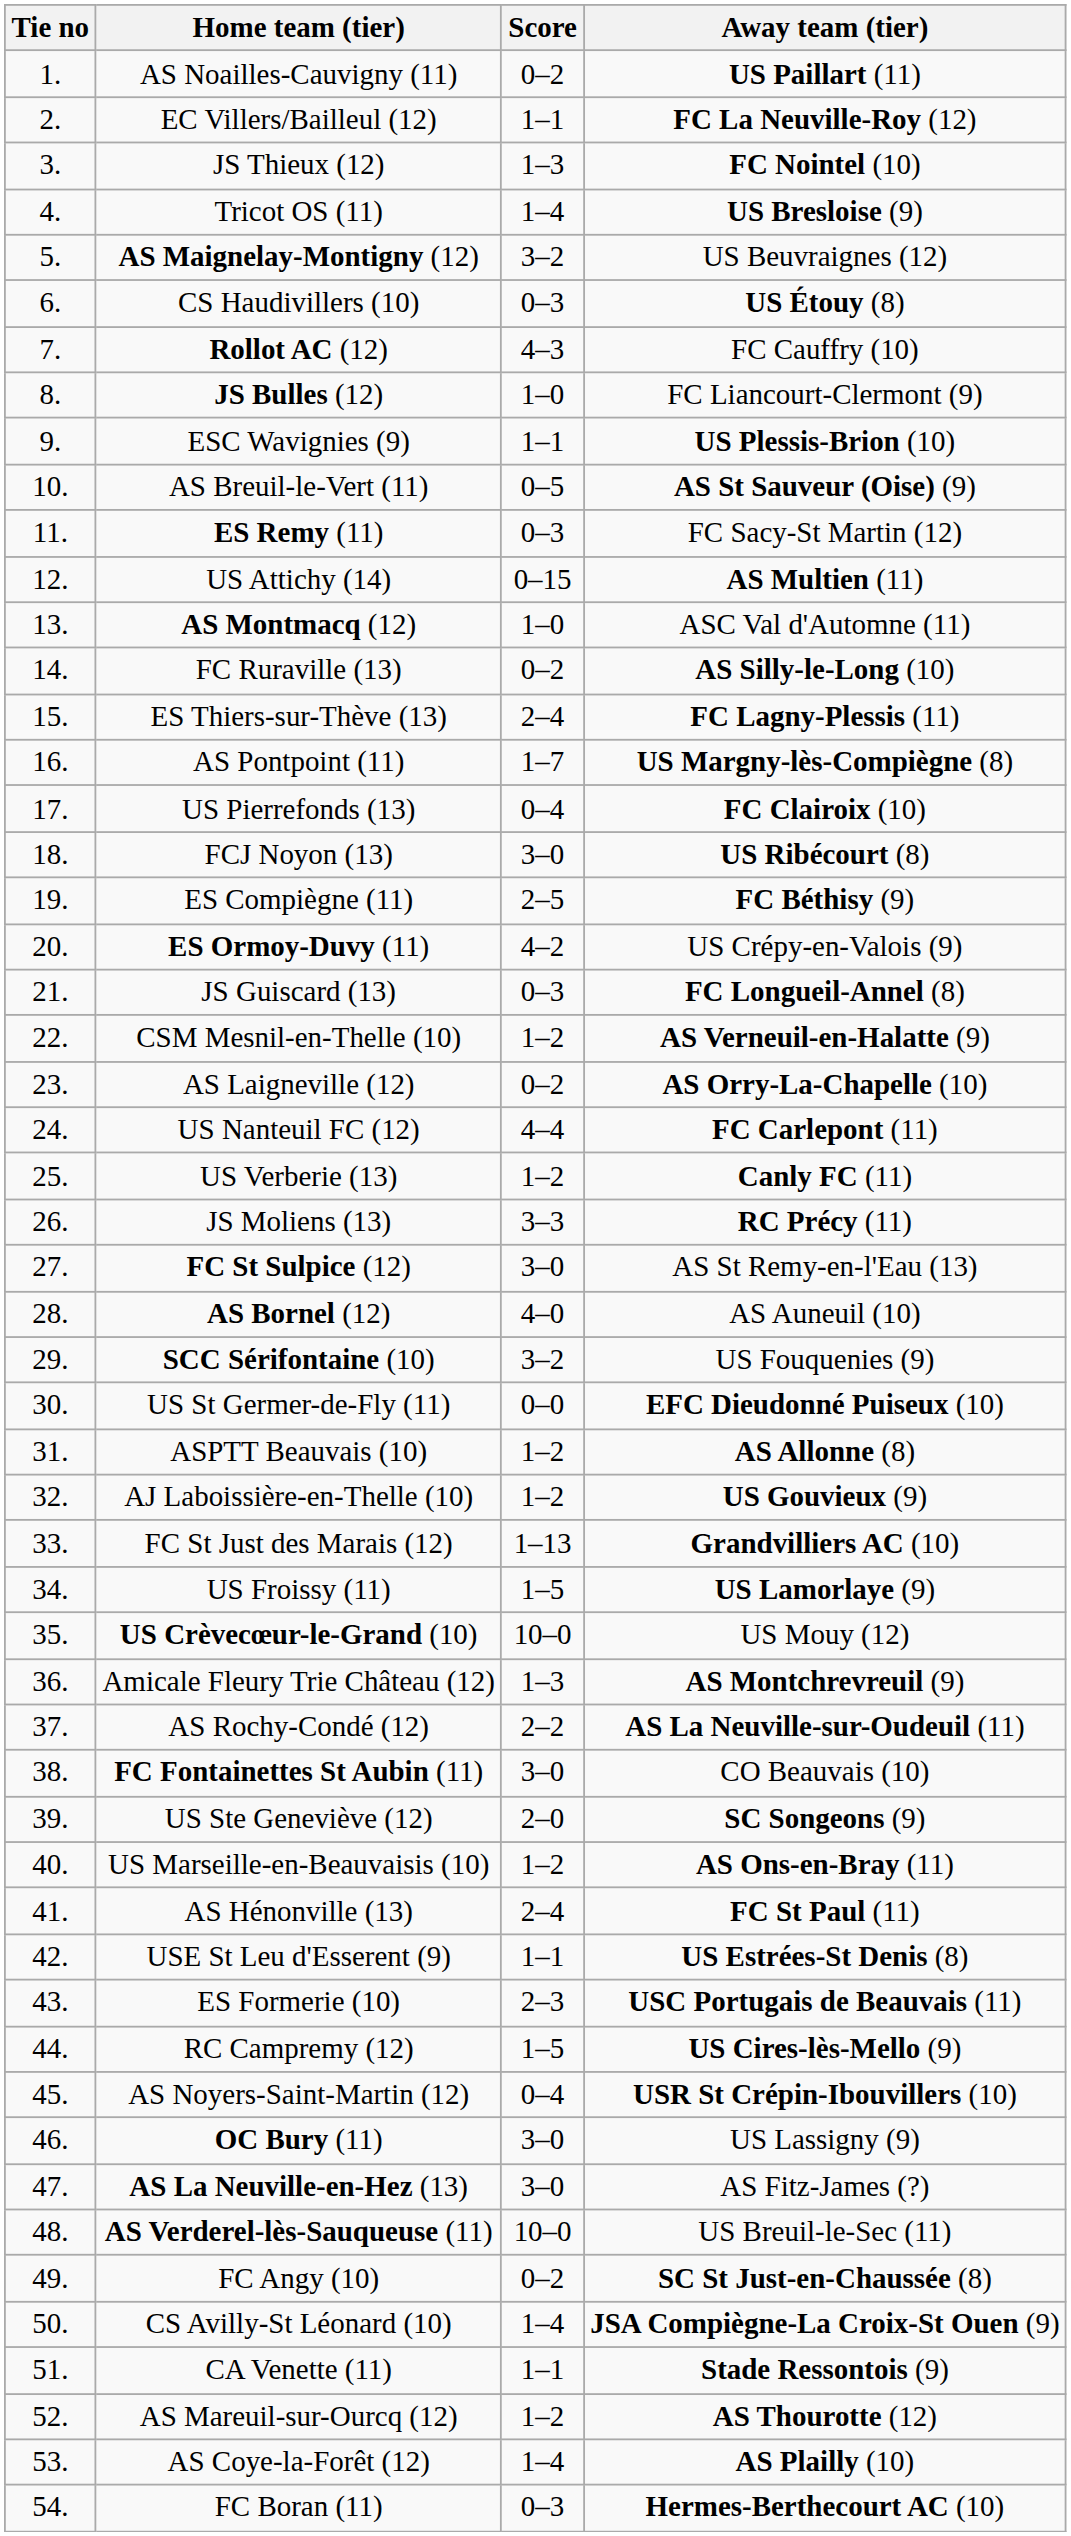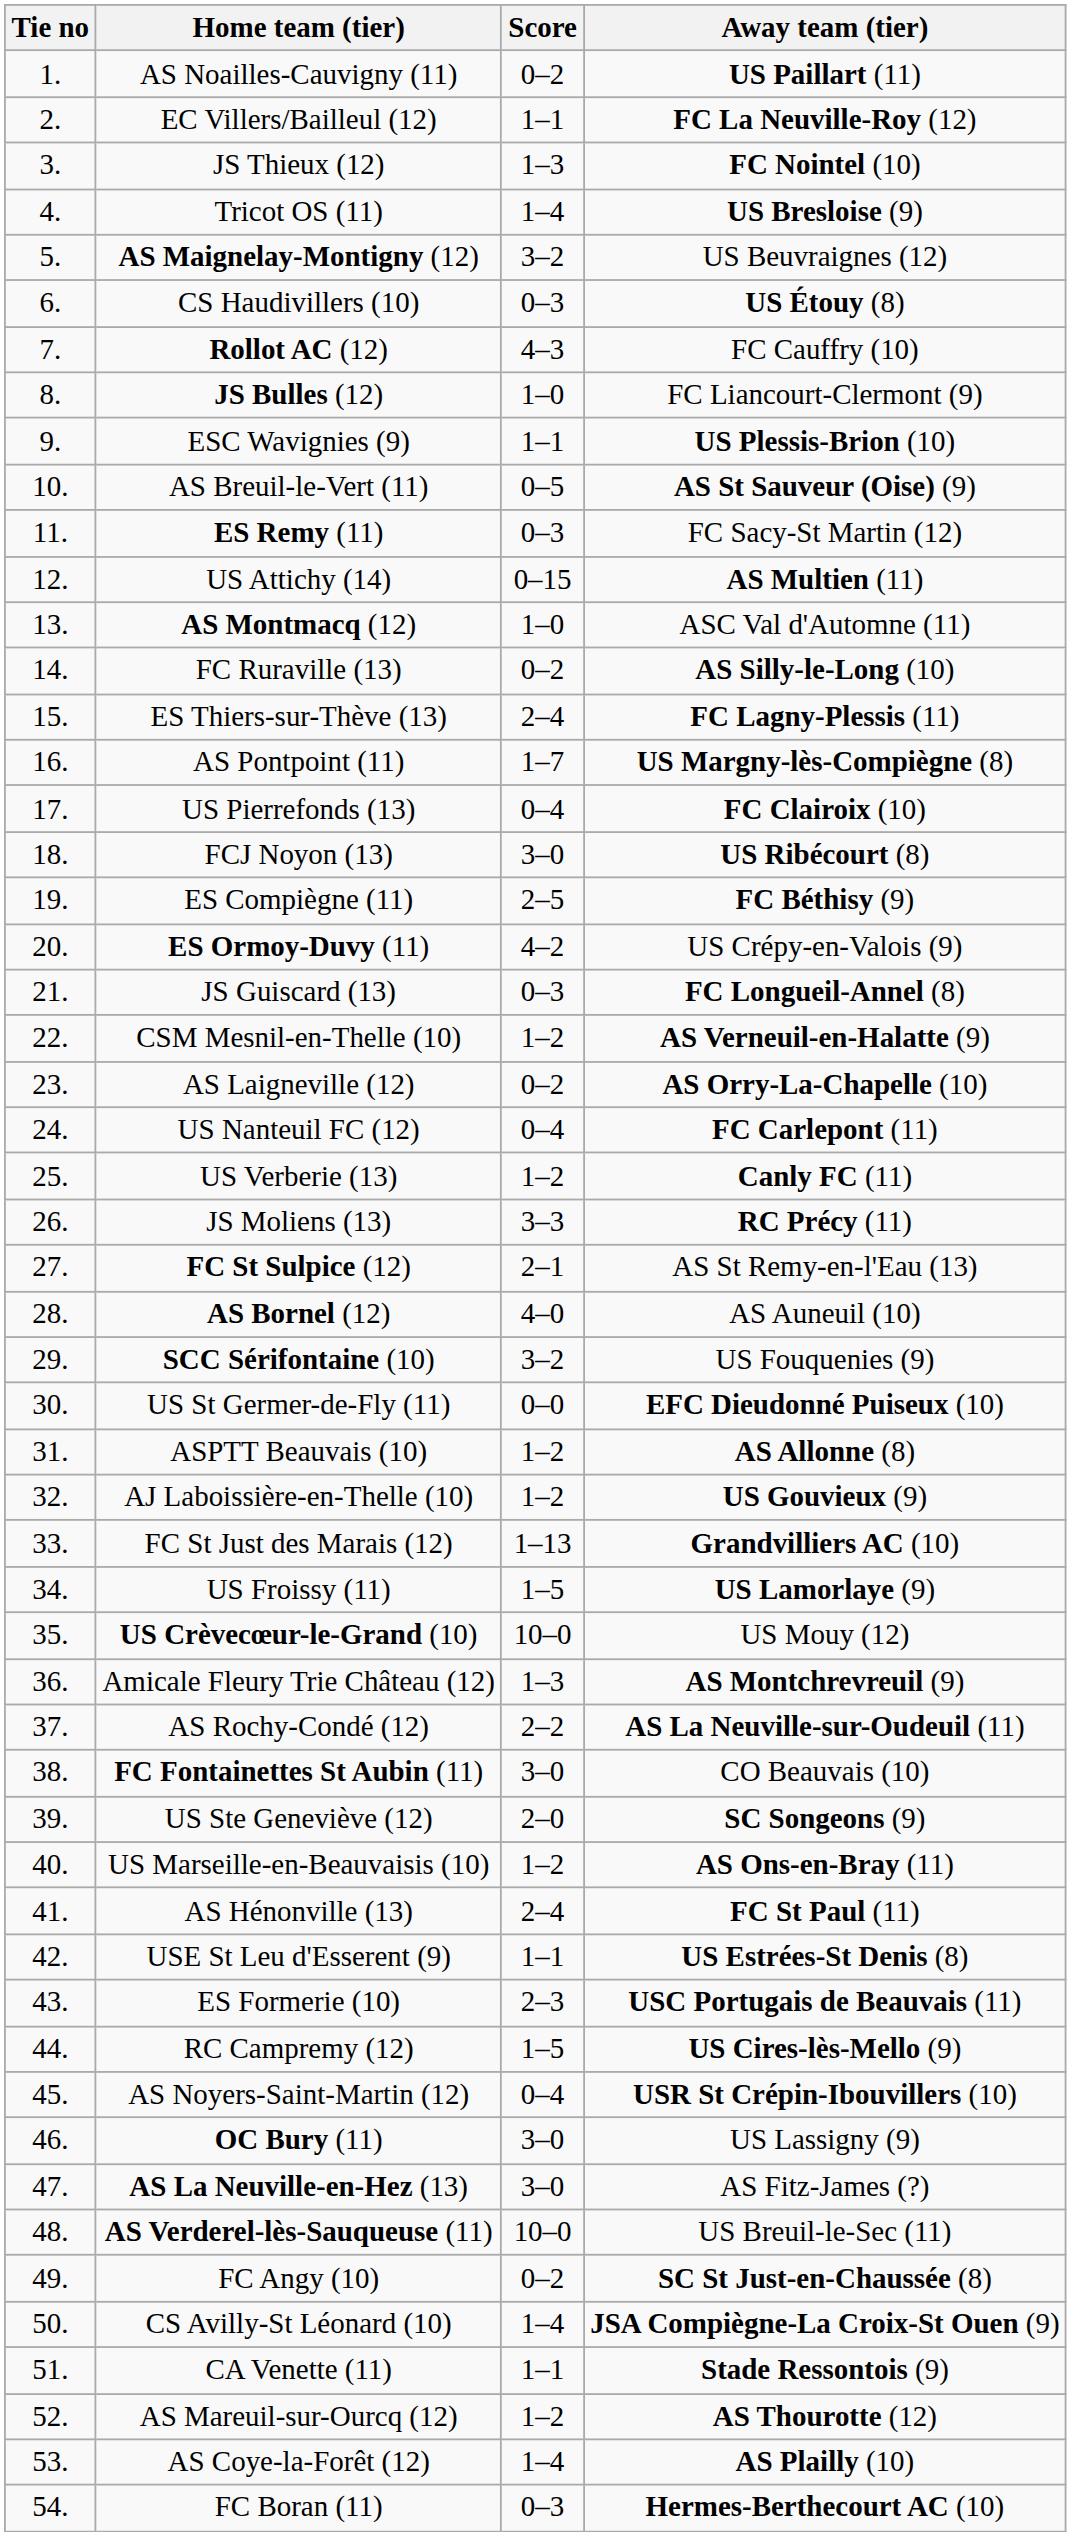(543, 1129) 4–4 -> (543, 1129) 0–4
(543, 1267) 3–0 -> (543, 1267) 2–1
